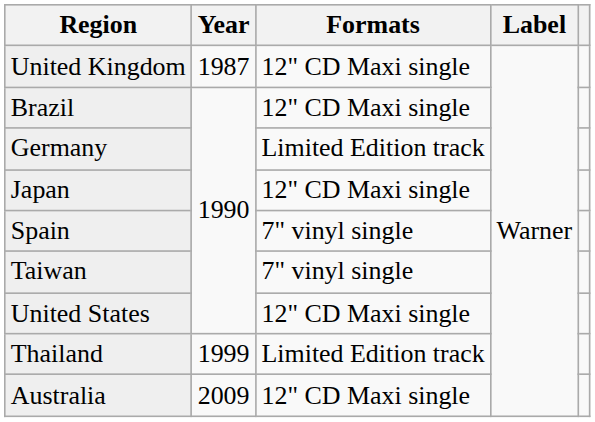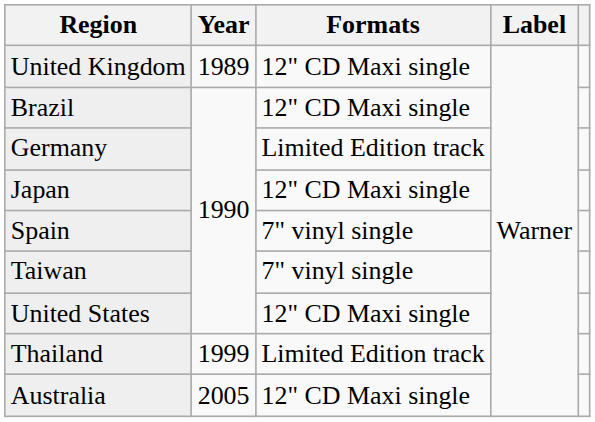(224, 66) 1987 -> (224, 66) 1989
(224, 395) 2009 -> (224, 395) 2005
